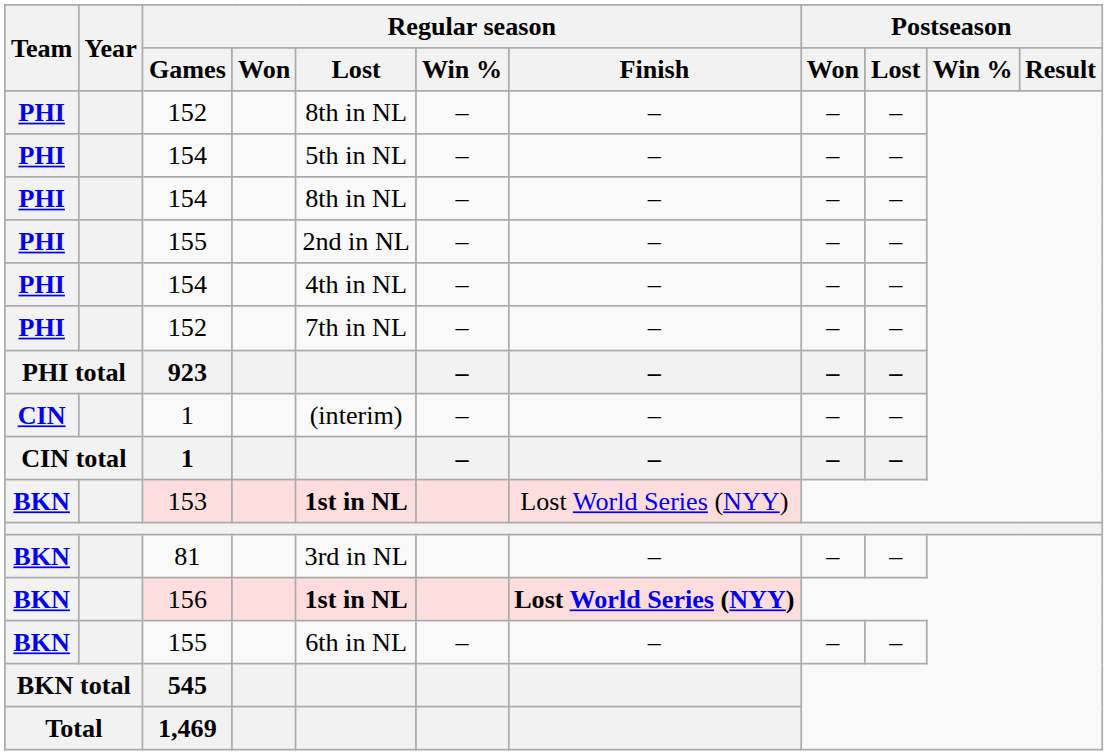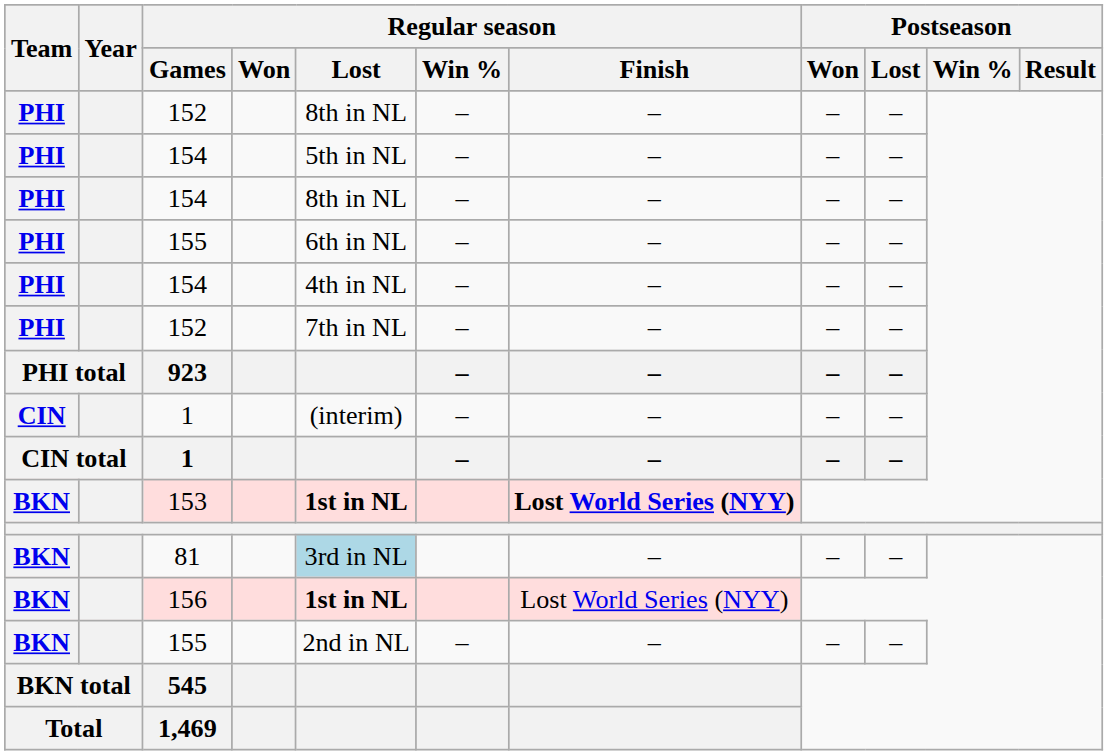(356, 241) 2nd in NL -> (356, 241) 6th in NL
(654, 500) normal -> (654, 500) bold
(356, 555) no background -> (356, 555) lightblue background
(654, 598) bold -> (654, 598) normal
(356, 641) 6th in NL -> (356, 641) 2nd in NL
